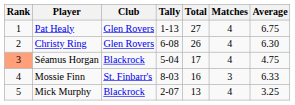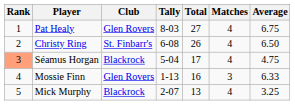(169, 28) 1-13 -> (169, 28) 8-03
(129, 44) Glen Rovers -> (128, 44) St. Finbarr's
(270, 44) 6.30 -> (270, 44) 6.50
(128, 76) St. Finbarr's -> (129, 76) Glen Rovers
(169, 76) 8-03 -> (169, 76) 1-13
